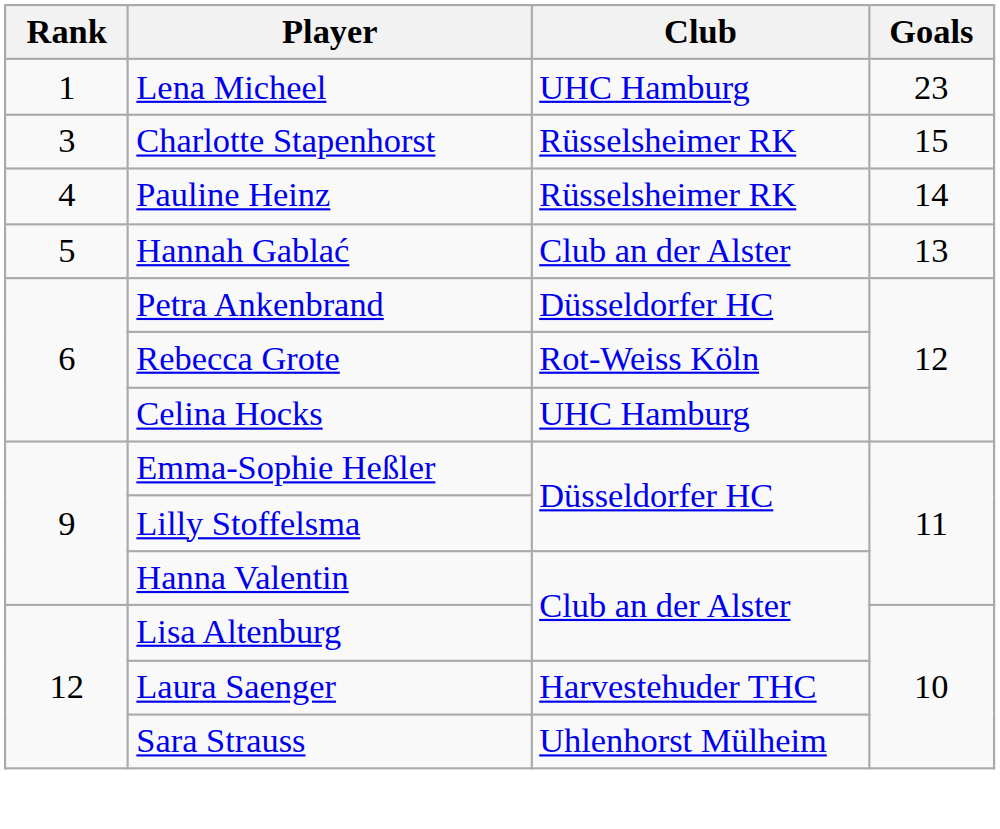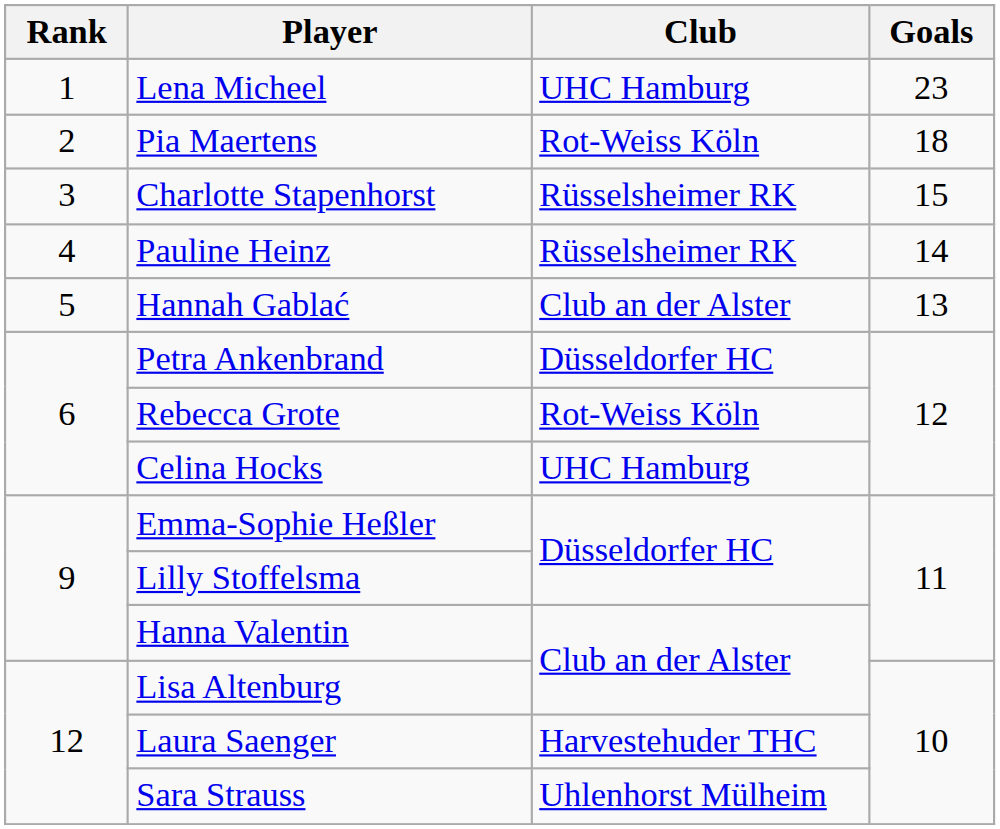+ row: (227, 140)
